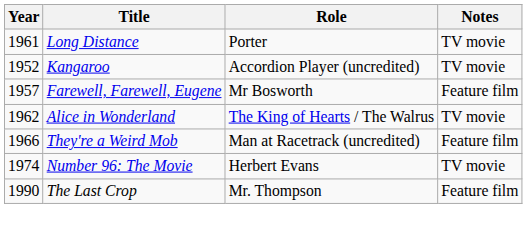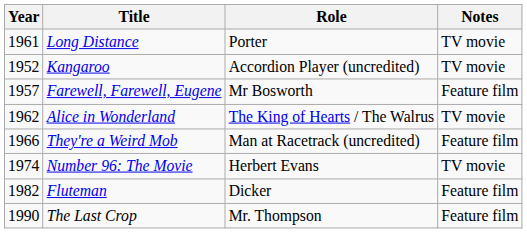+ row: (77, 191)
